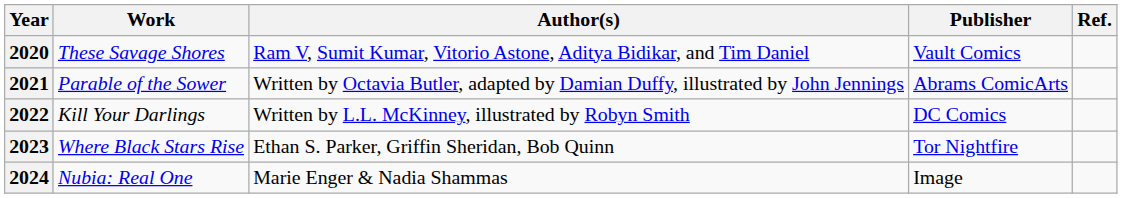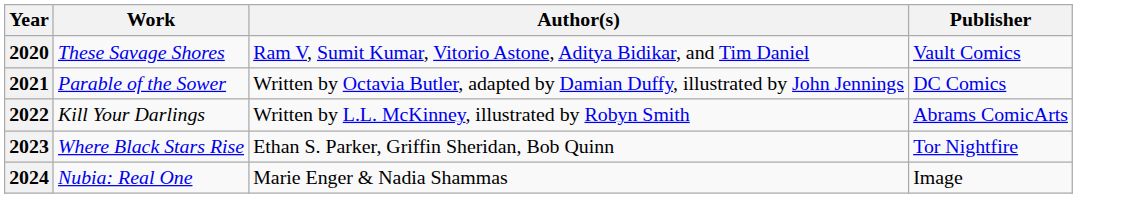- column: (1094, 20)
(991, 83) Abrams ComicArts -> (960, 83) DC Comics
(960, 114) DC Comics -> (991, 114) Abrams ComicArts
